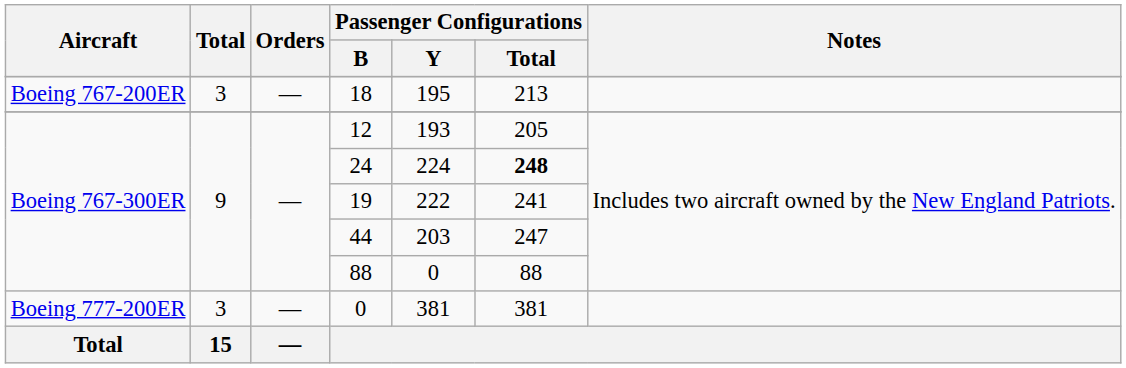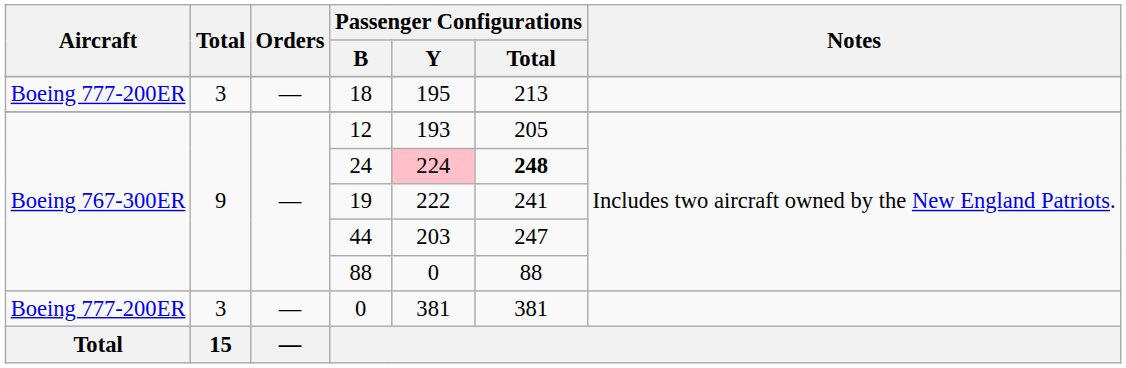(98, 93) Boeing 767-200ER -> (98, 93) Boeing 777-200ER
(433, 165) no background -> (433, 165) pink background
